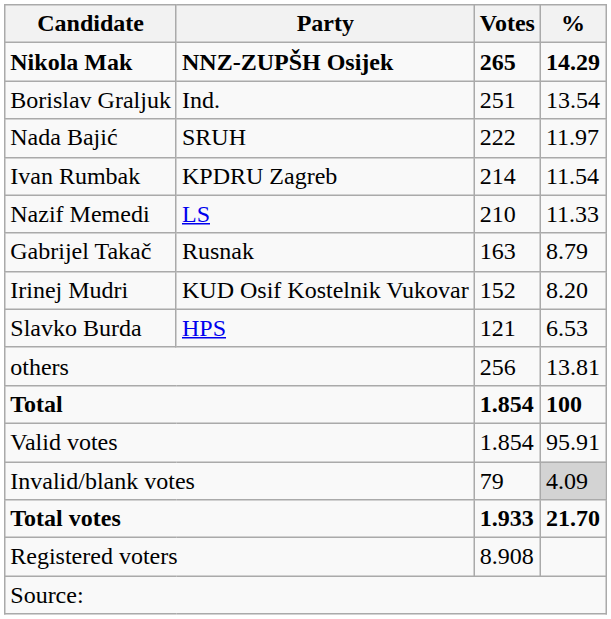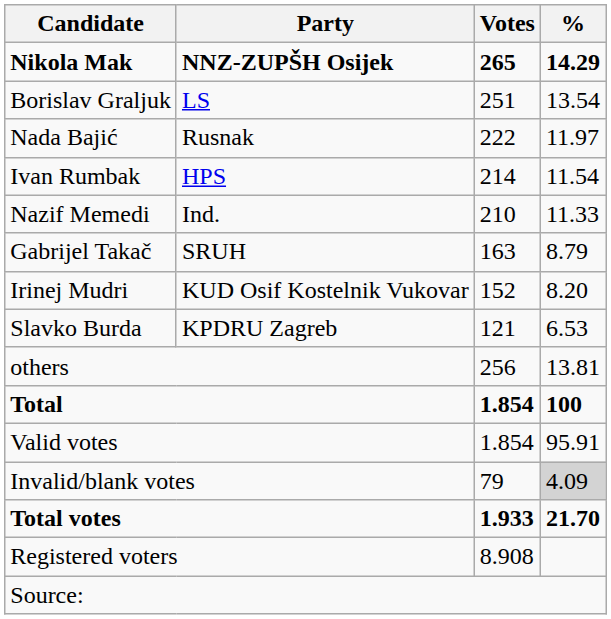(201, 99) Ind. -> (196, 99) LS
(214, 137) SRUH -> (218, 137) Rusnak
(260, 175) KPDRU Zagreb -> (204, 175) HPS
(196, 213) LS -> (201, 213) Ind.
(218, 251) Rusnak -> (214, 251) SRUH
(204, 328) HPS -> (260, 328) KPDRU Zagreb
